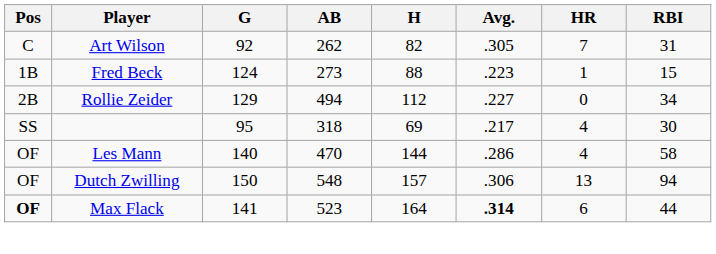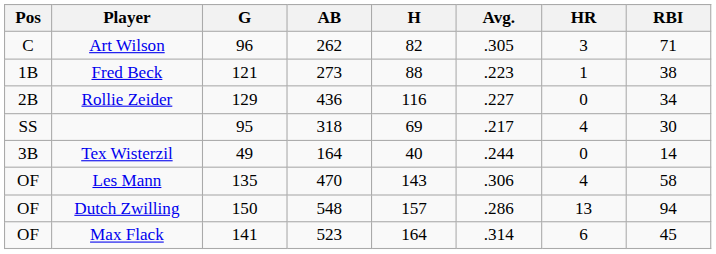(245, 45) 92 -> (245, 45) 96
(584, 45) 7 -> (584, 45) 3
(668, 45) 31 -> (668, 45) 71
(245, 72) 124 -> (245, 72) 121
(668, 72) 15 -> (668, 72) 38
(329, 99) 494 -> (329, 99) 436
(414, 99) 112 -> (414, 99) 116
+ row: (127, 153)
(245, 153) 140 -> (245, 180) 135
(414, 153) 144 -> (414, 180) 143
(499, 153) .286 -> (499, 180) .306
(499, 180) .306 -> (499, 208) .286
(28, 208) bold -> (28, 235) normal
(499, 208) bold -> (499, 235) normal
(668, 208) 44 -> (668, 235) 45
